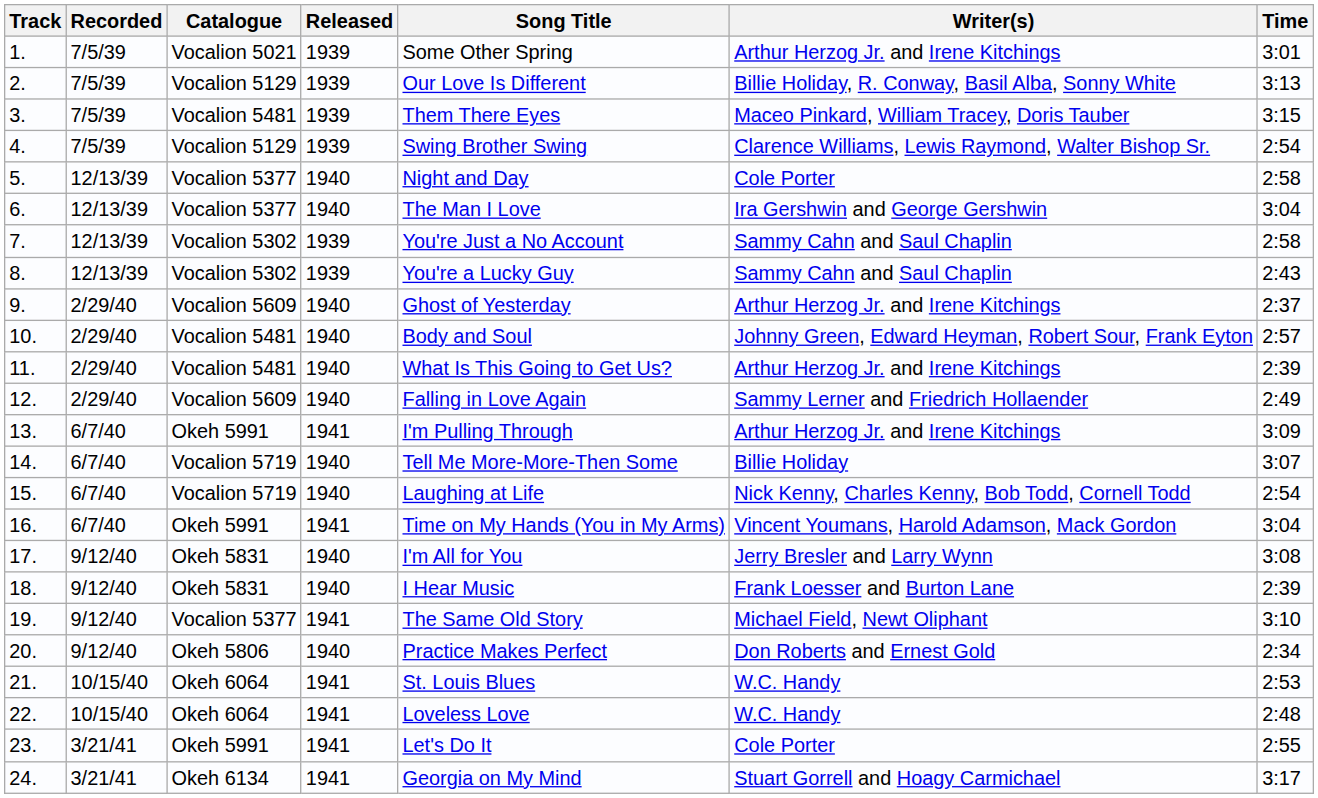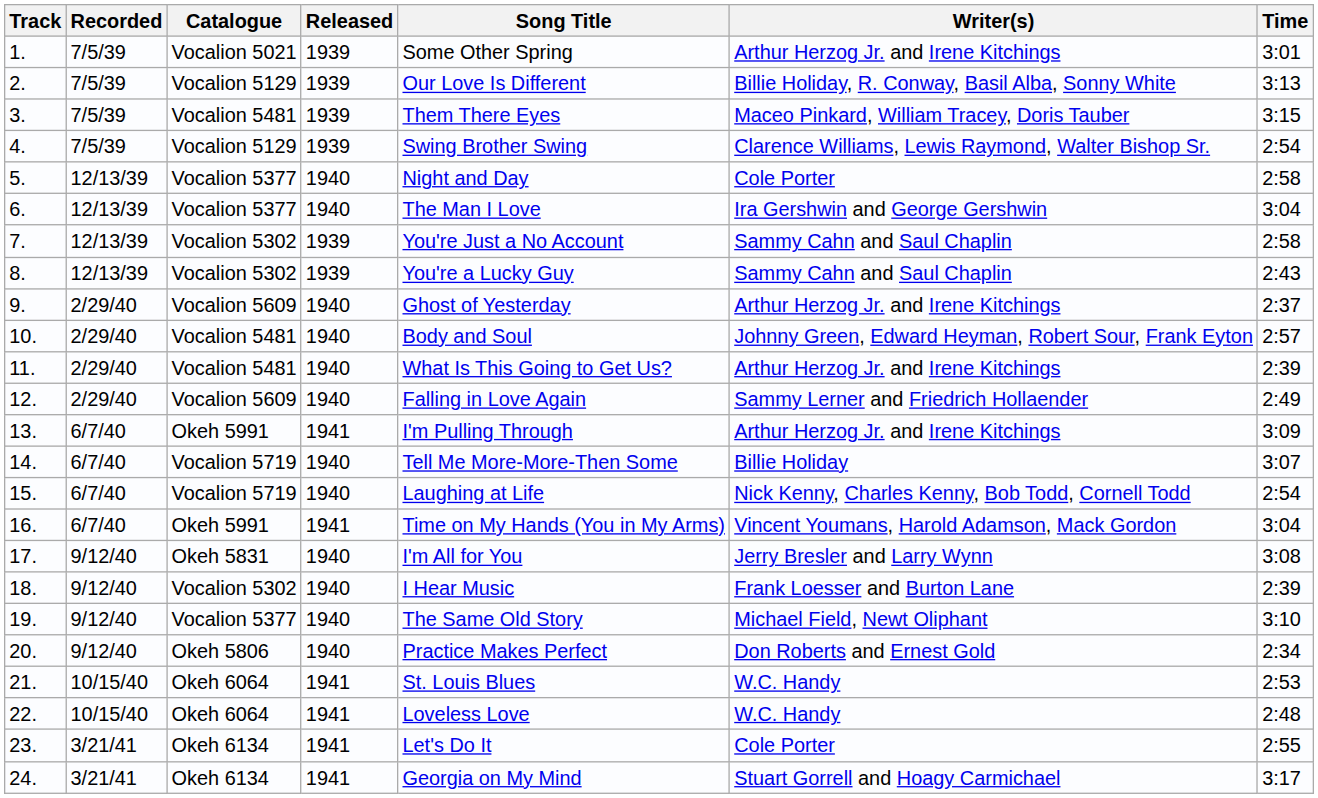(220, 588) Okeh 5831 -> (234, 588) Vocalion 5302
(328, 620) 1941 -> (328, 620) 1940
(220, 746) Okeh 5991 -> (220, 746) Okeh 6134
